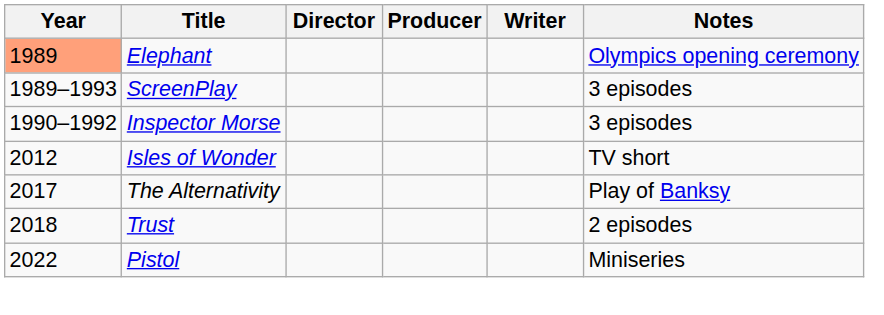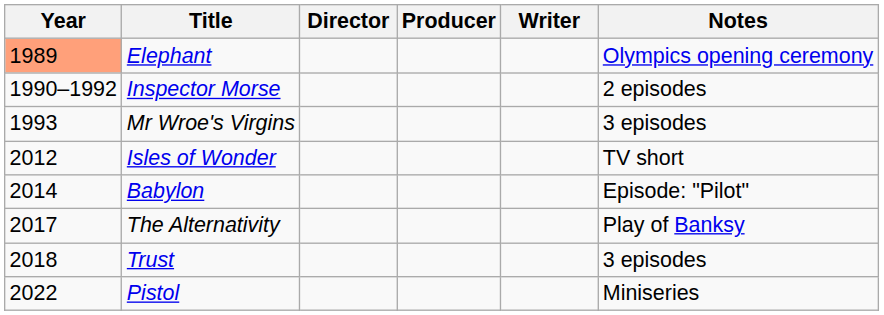- row: (182, 89)
(640, 123) 3 episodes -> (655, 89) 2 episodes
+ row: (211, 123)
+ row: (166, 191)
(640, 225) 2 episodes -> (655, 259) 3 episodes
